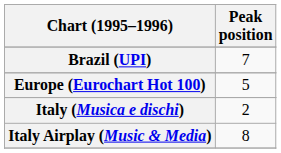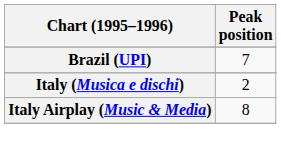- row: (110, 85)
